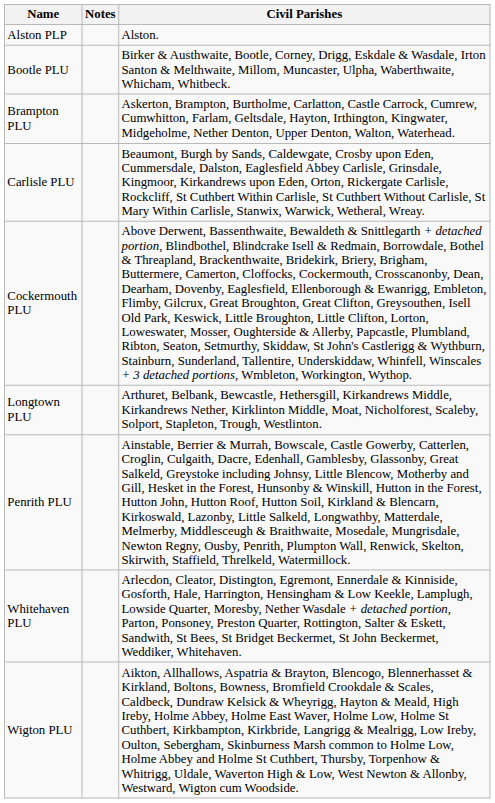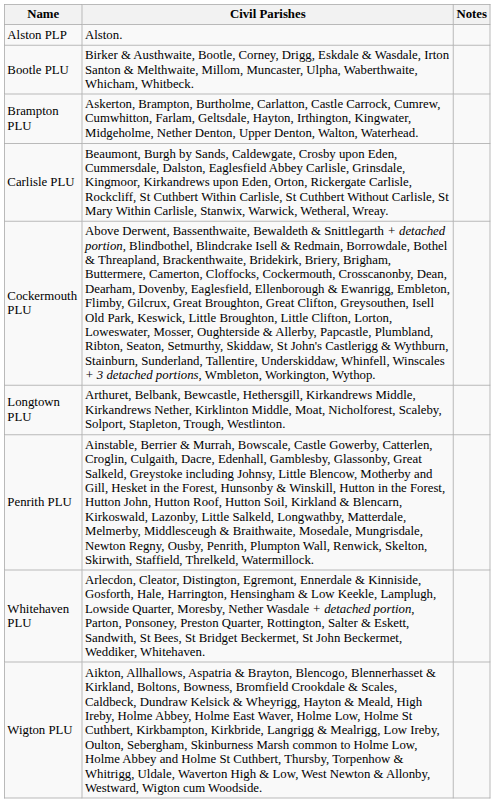columns swapped: (304, 14) <-> (100, 14)
